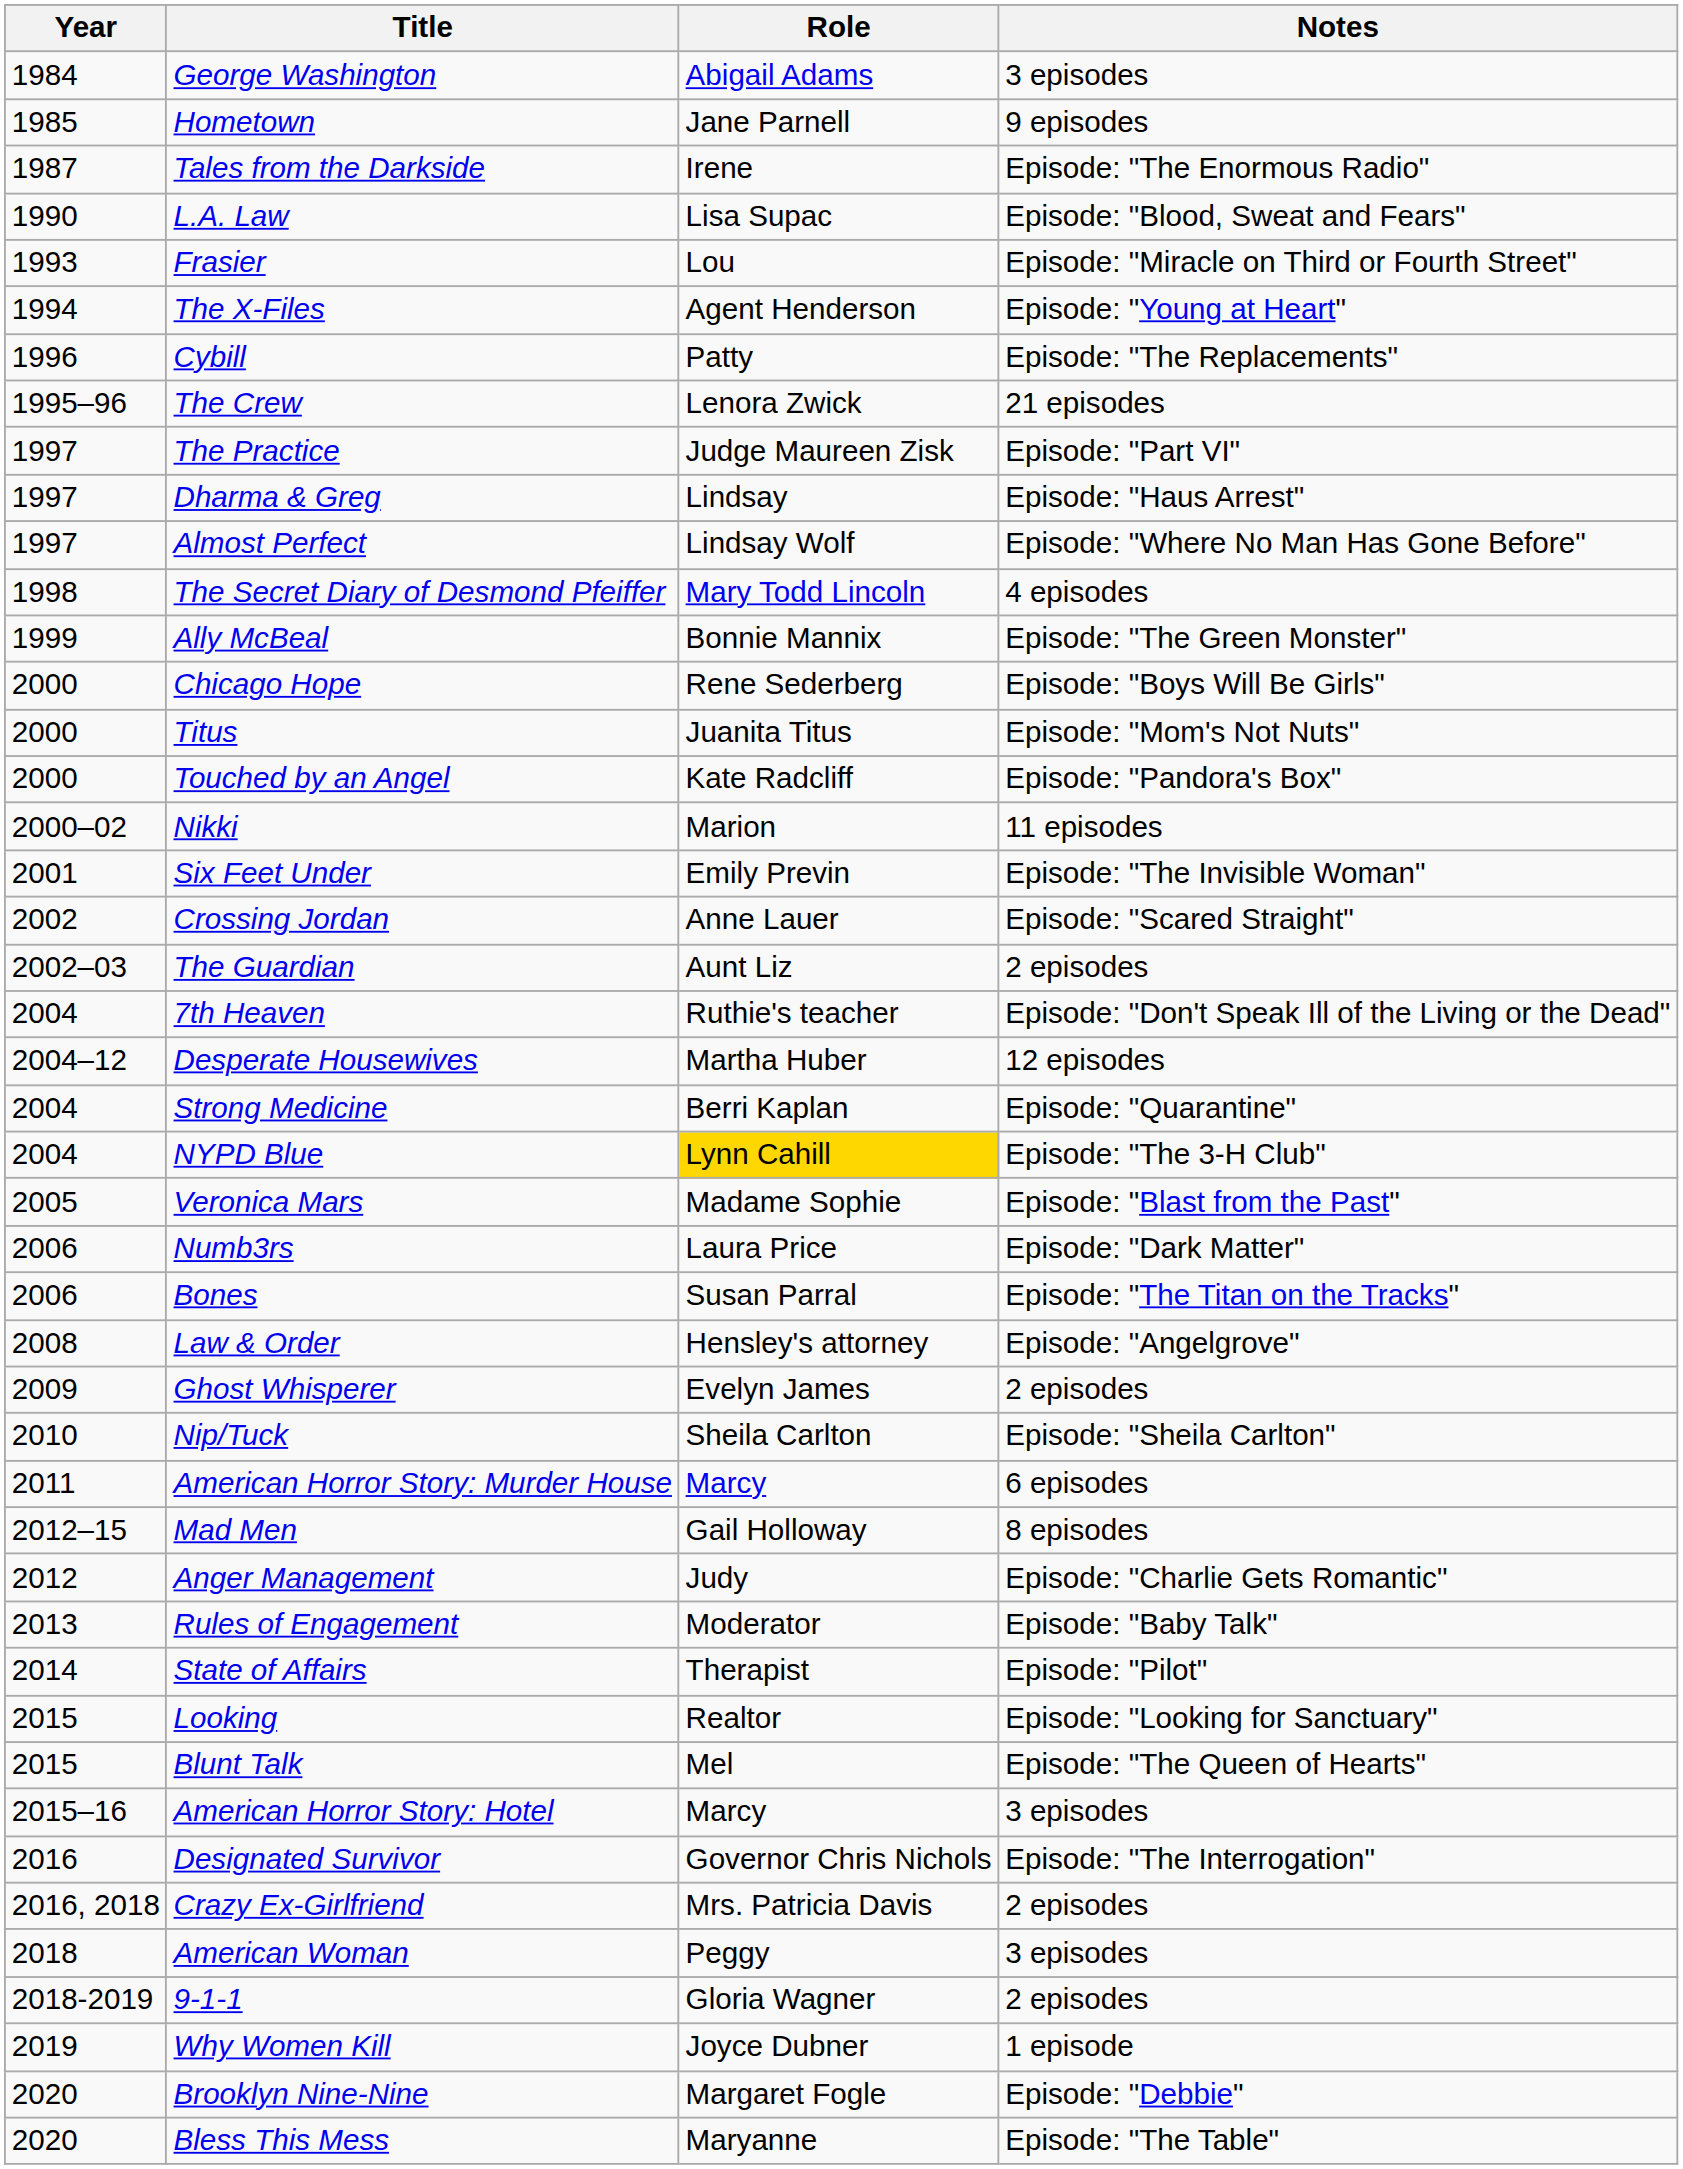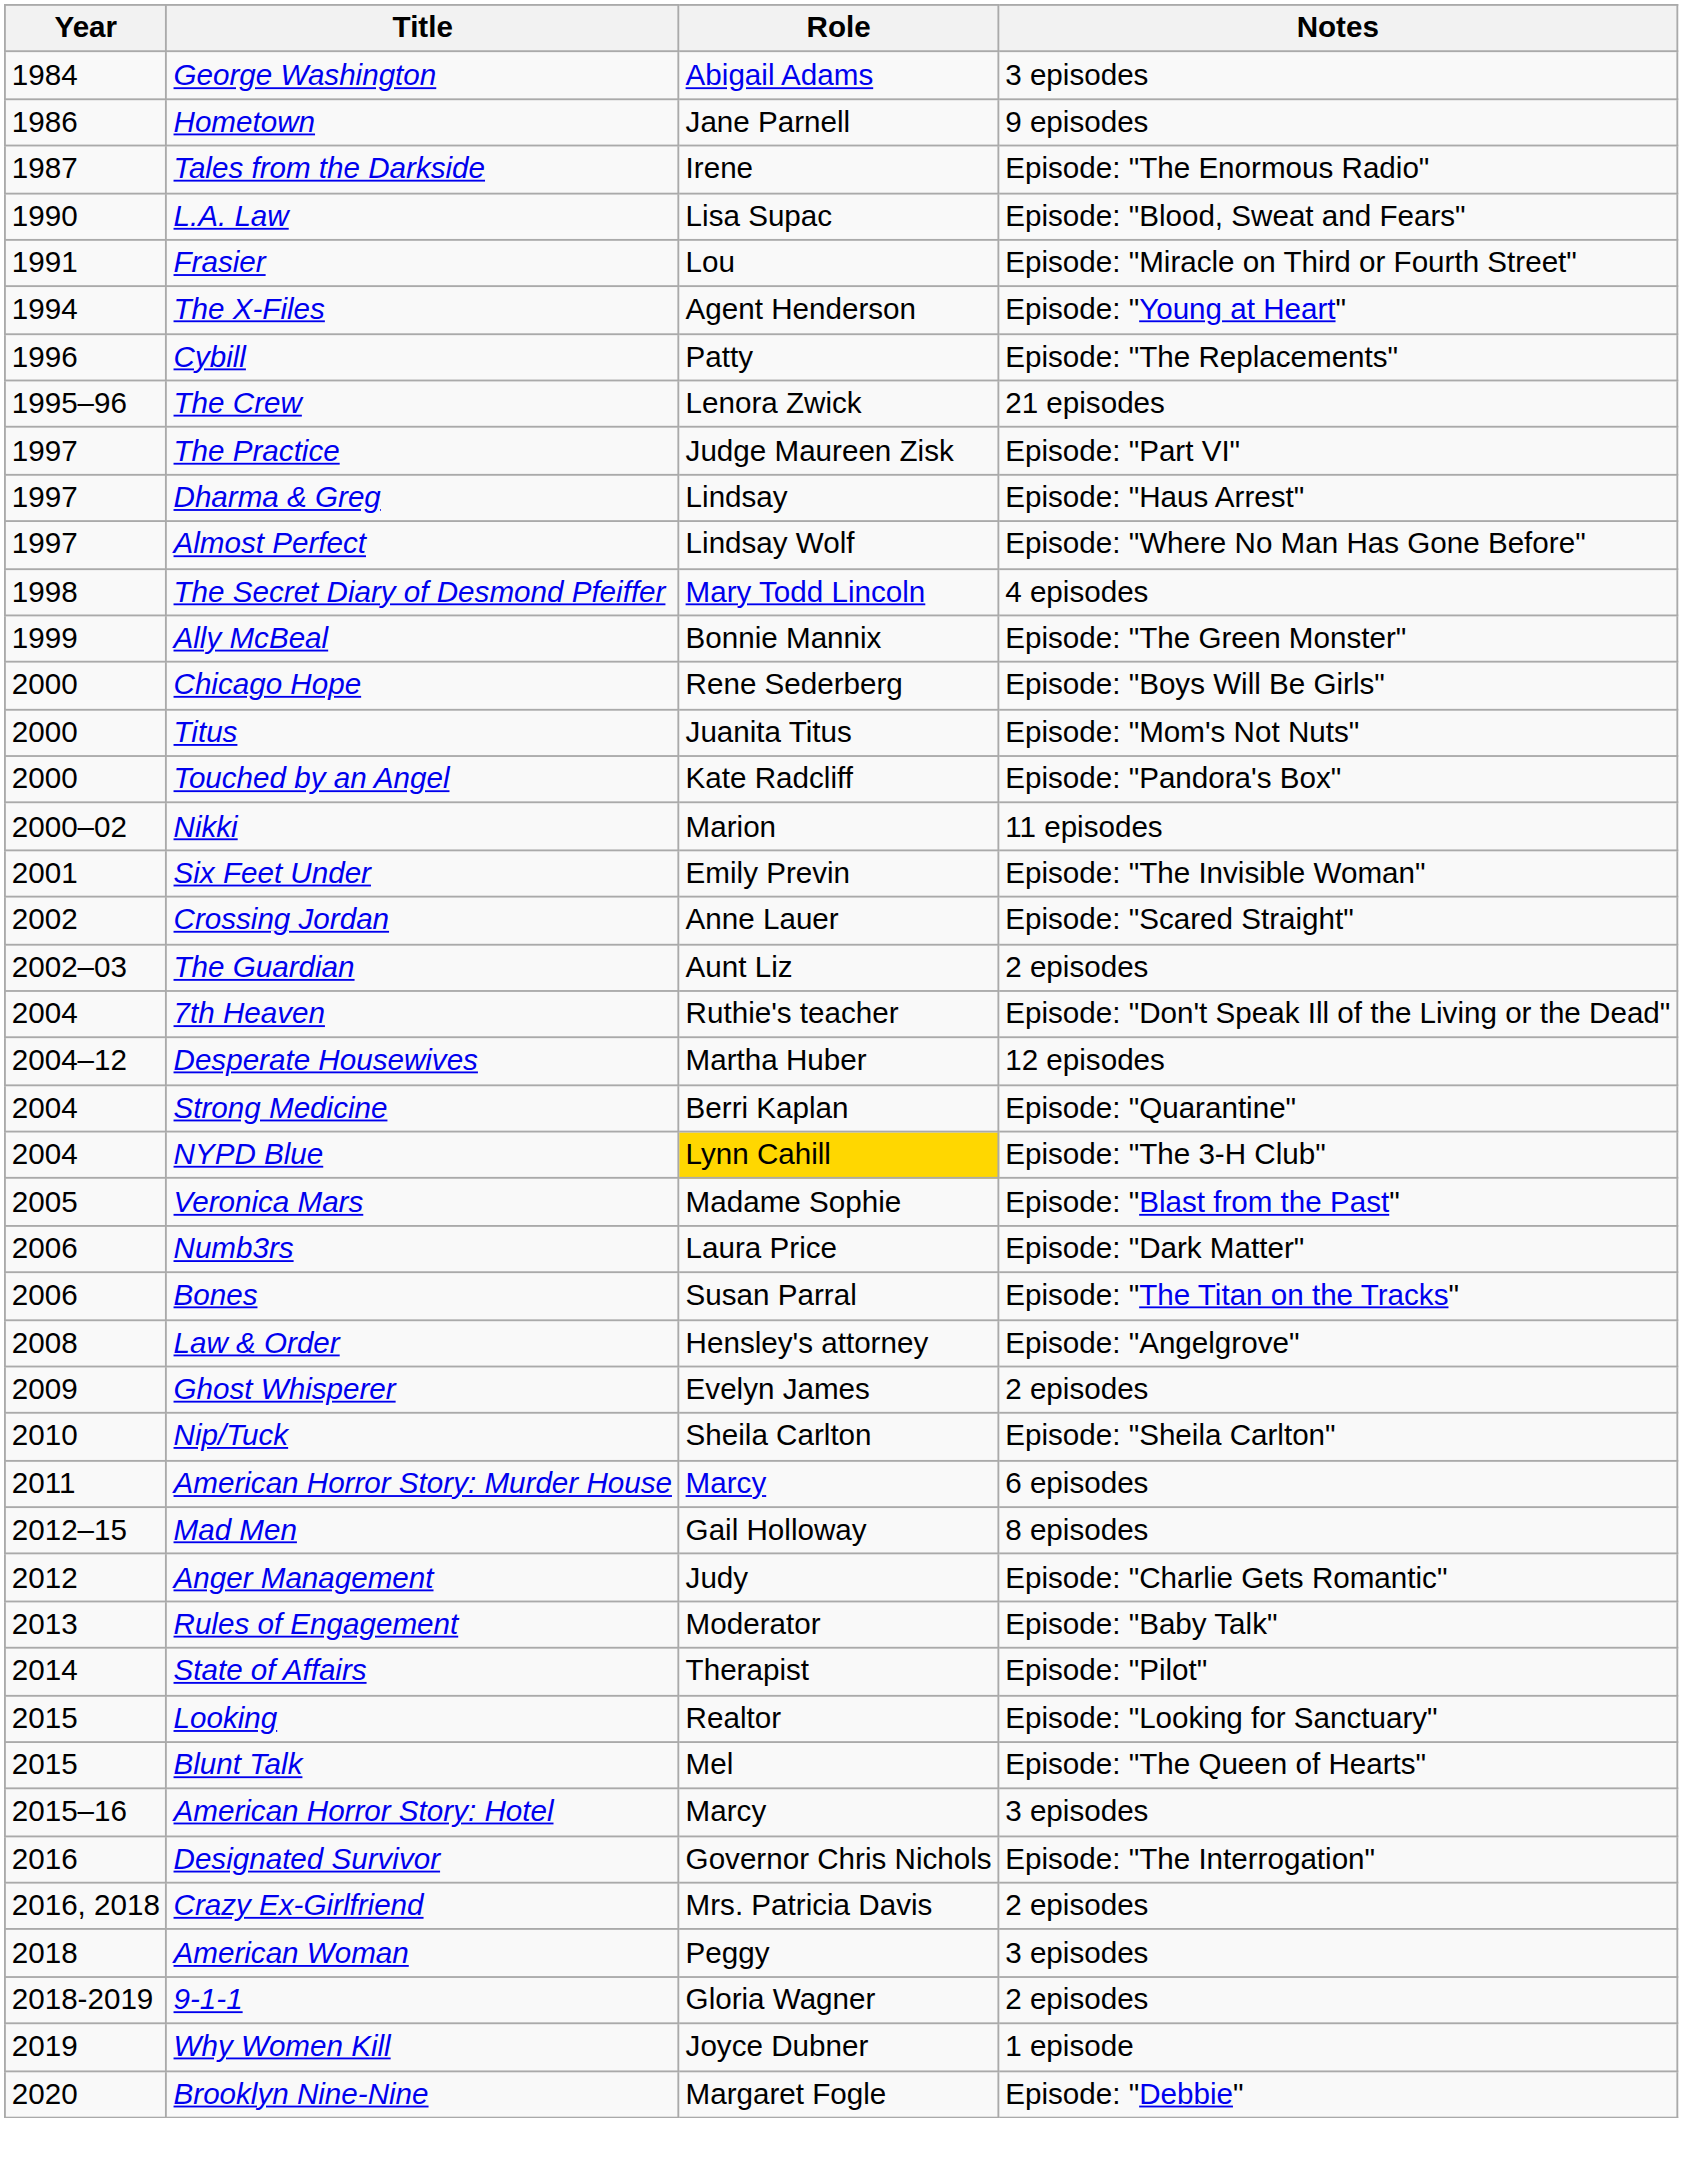(45, 121) 1985 -> (45, 121) 1986
(45, 262) 1993 -> (45, 262) 1991
- row: (281, 2140)
